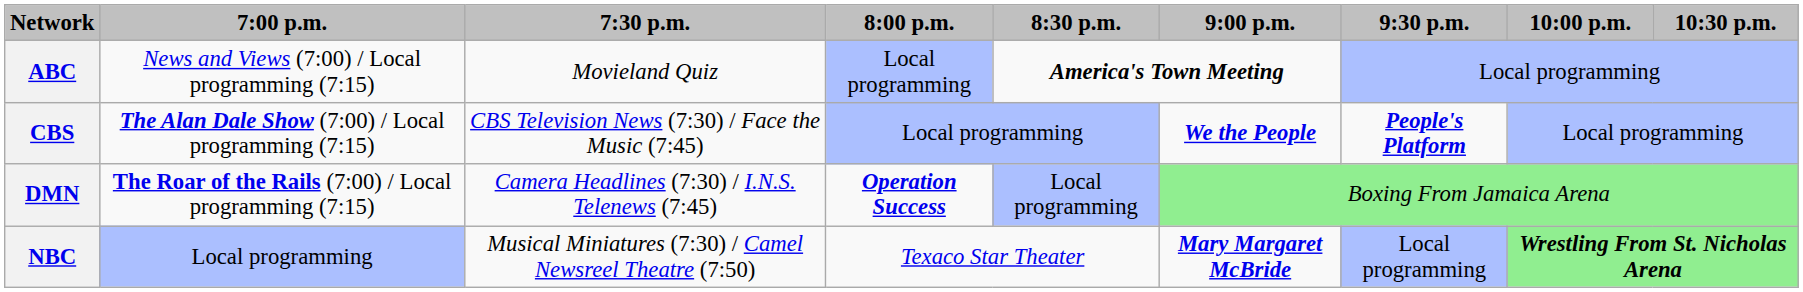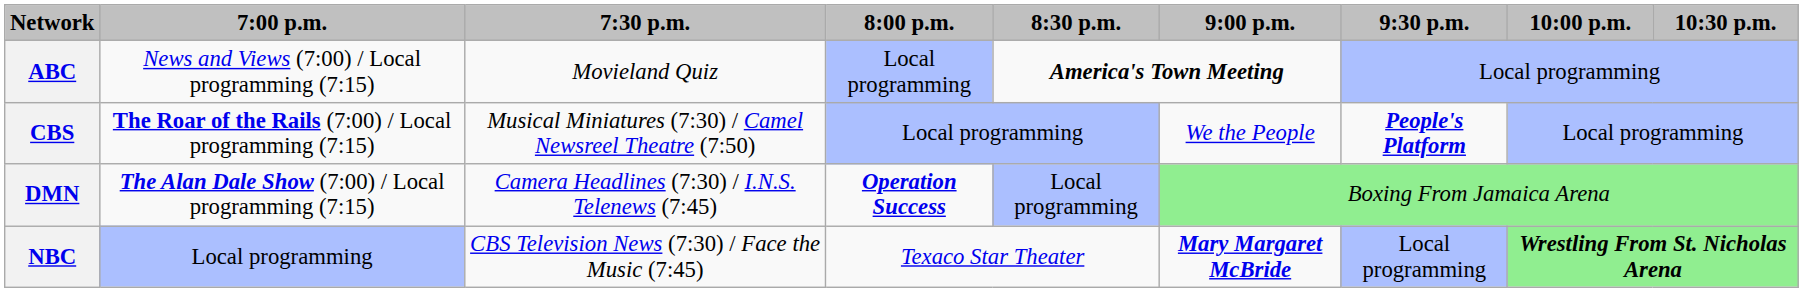(282, 132) The Alan Dale Show (7:00) / Local programming (7:15) -> (282, 132) The Roar of the Rails (7:00) / Local programming (7:15)
(645, 132) CBS Television News (7:30) / Face the Music (7:45) -> (645, 132) Musical Miniatures (7:30) / Camel Newsreel Theatre (7:50)
(1250, 132) bold -> (1250, 132) normal
(282, 194) The Roar of the Rails (7:00) / Local programming (7:15) -> (282, 194) The Alan Dale Show (7:00) / Local programming (7:15)
(645, 256) Musical Miniatures (7:30) / Camel Newsreel Theatre (7:50) -> (645, 256) CBS Television News (7:30) / Face the Music (7:45)
